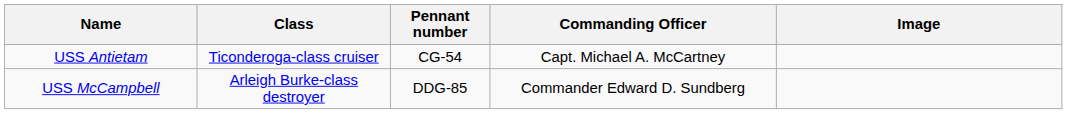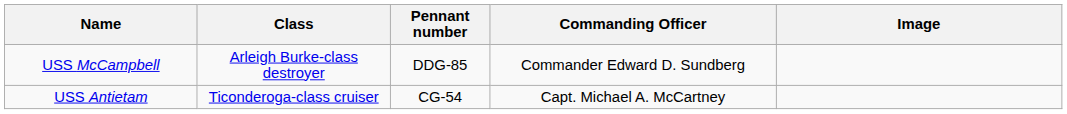rows swapped: (101, 56) <-> (101, 88)
